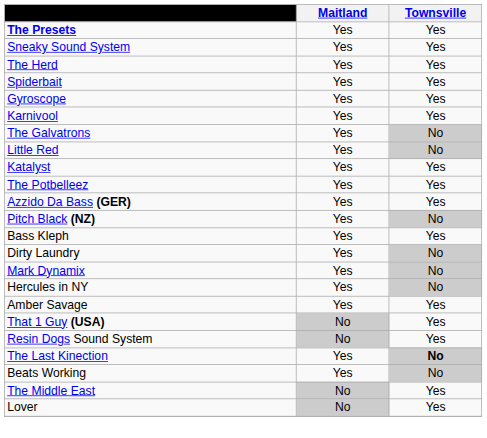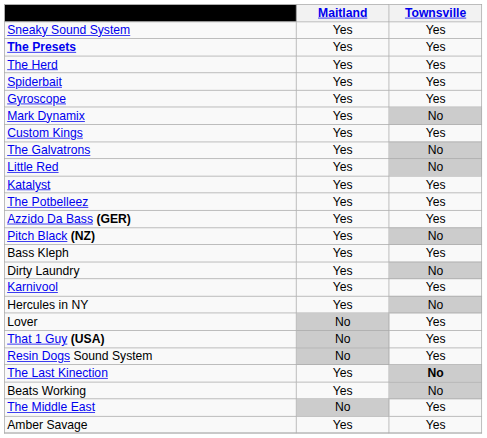rows swapped: (42, 30) <-> (69, 47)
rows swapped: (33, 116) <-> (46, 270)
+ row: (45, 133)
rows swapped: (47, 305) <-> (22, 408)
